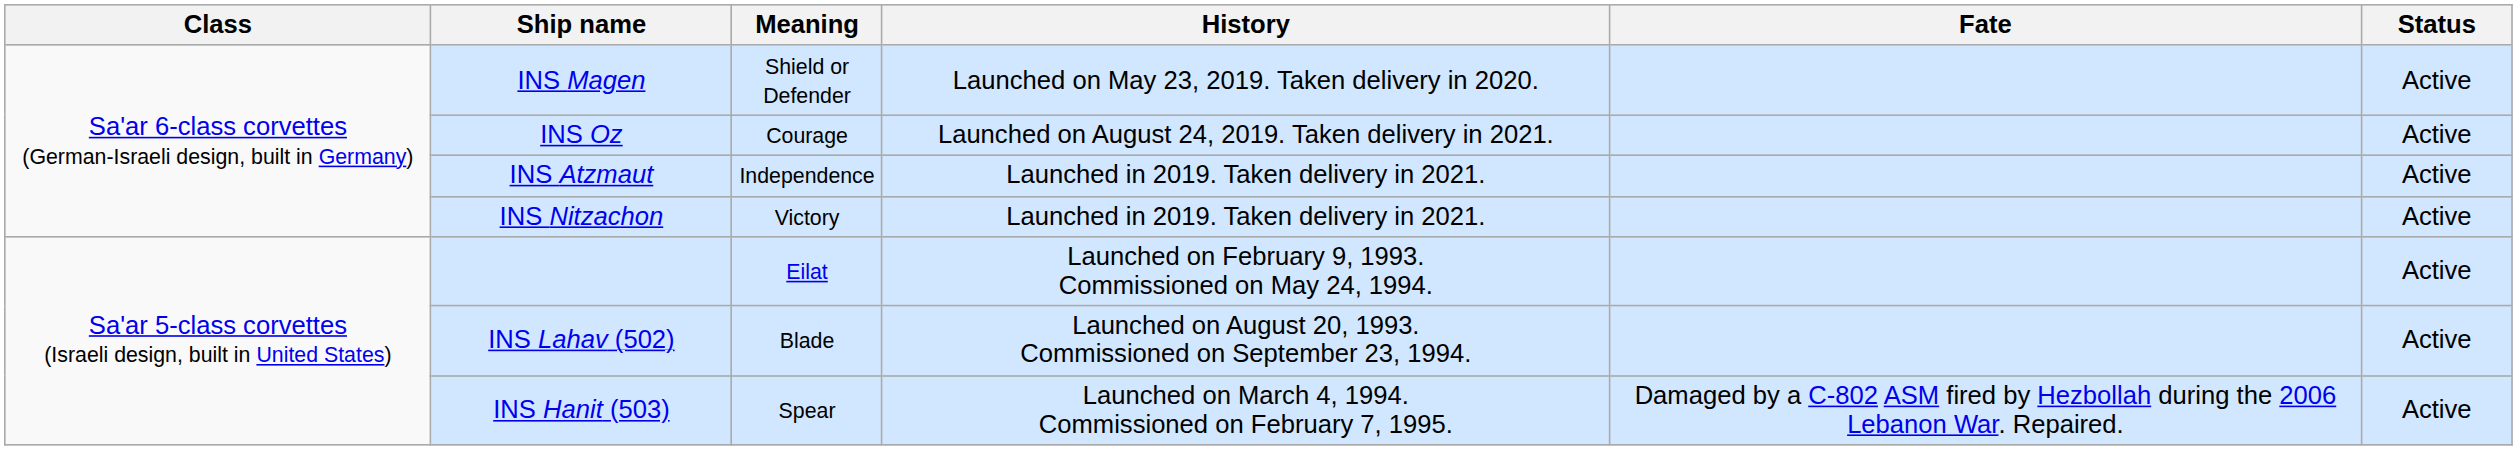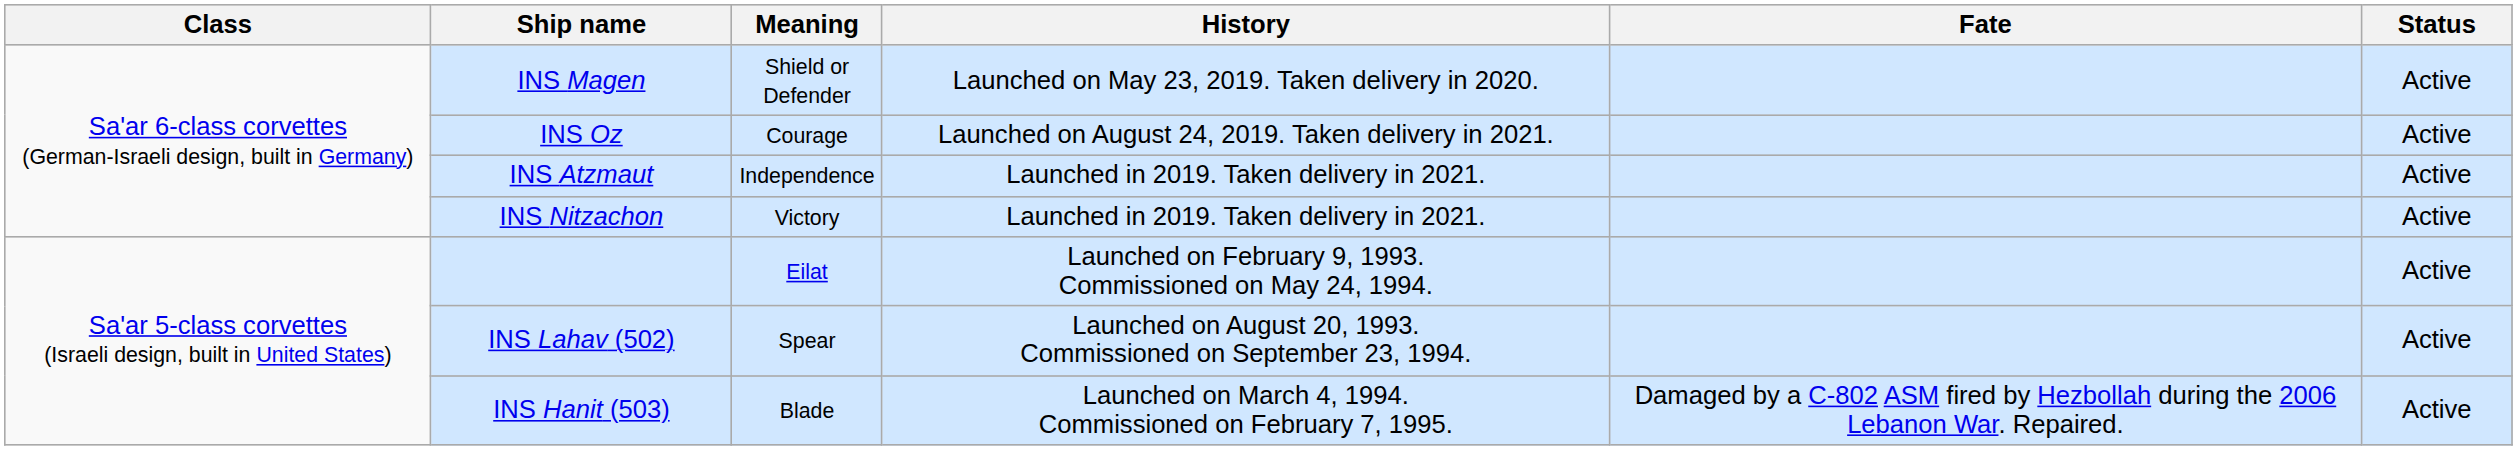(807, 342) Blade -> (807, 342) Spear
(807, 411) Spear -> (807, 411) Blade
